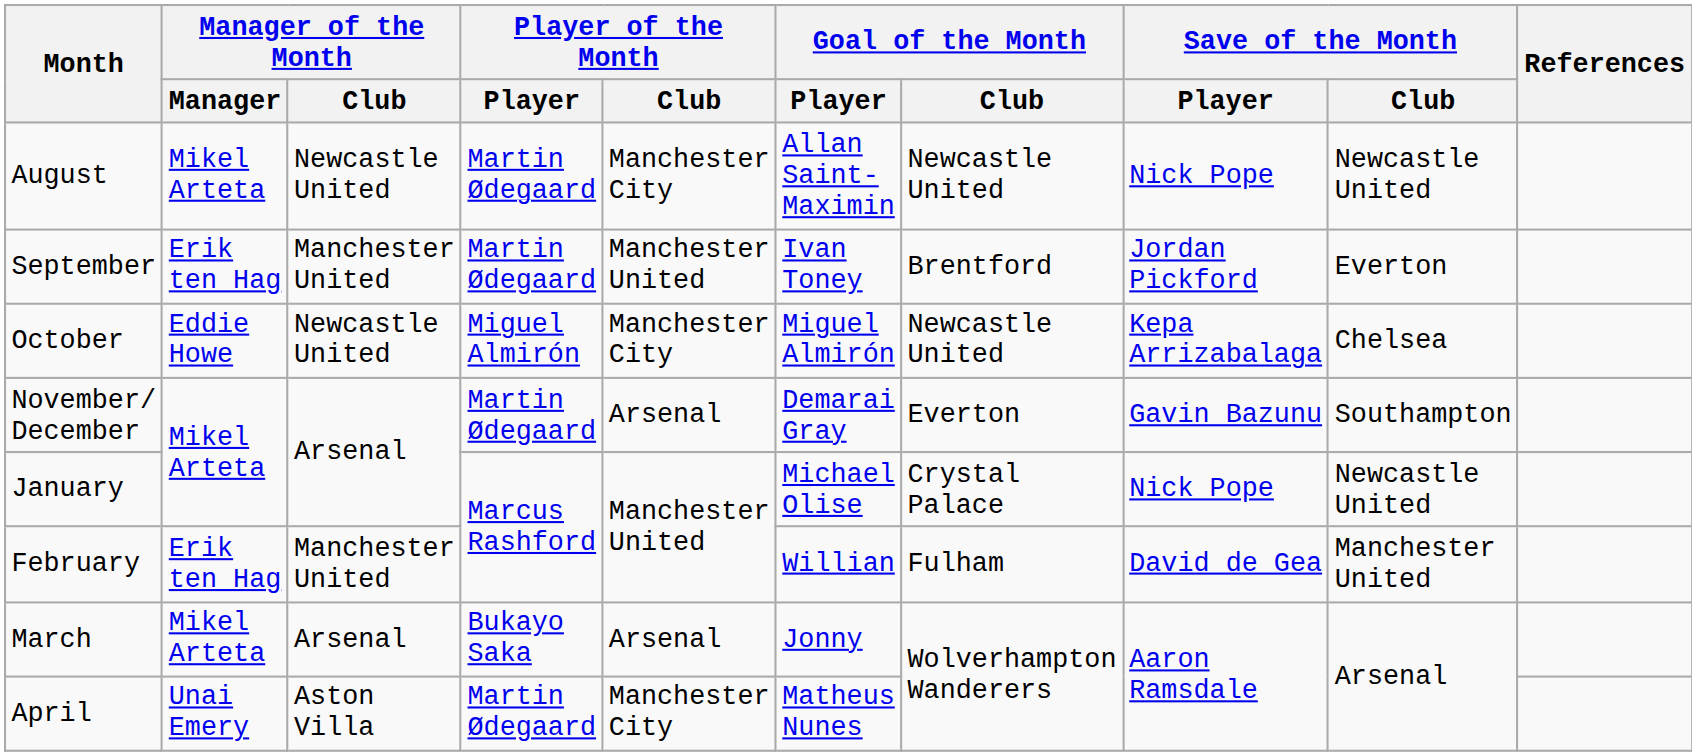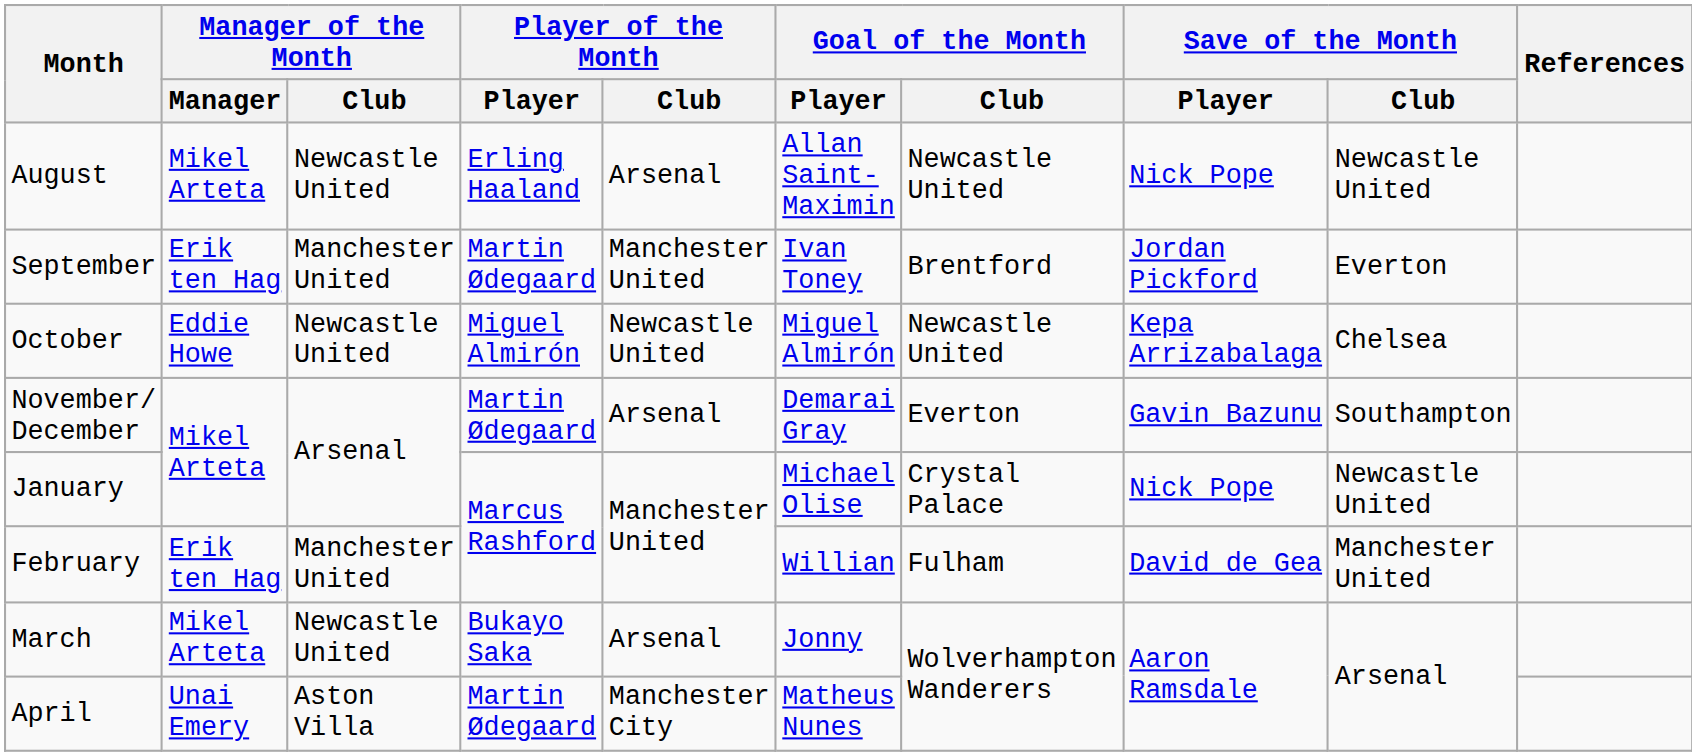(532, 176) Martin Ødegaard -> (524, 176) Erling Haaland
(689, 176) Manchester City -> (665, 176) Arsenal
(689, 340) Manchester City -> (681, 340) Newcastle United
(350, 639) Arsenal -> (366, 639) Newcastle United
